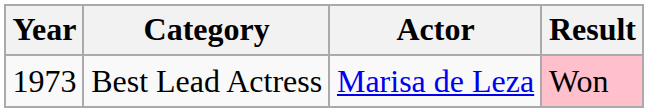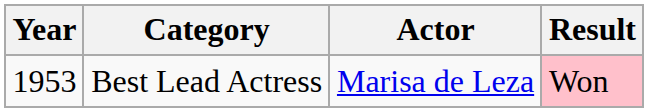(44, 80) 1973 -> (44, 80) 1953
